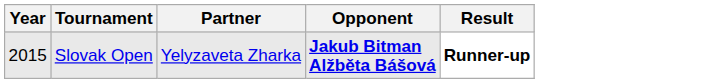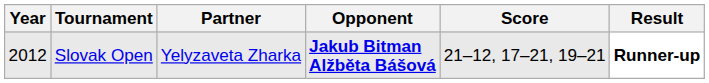+ column: (525, 19)
(28, 55) 2015 -> (28, 55) 2012
